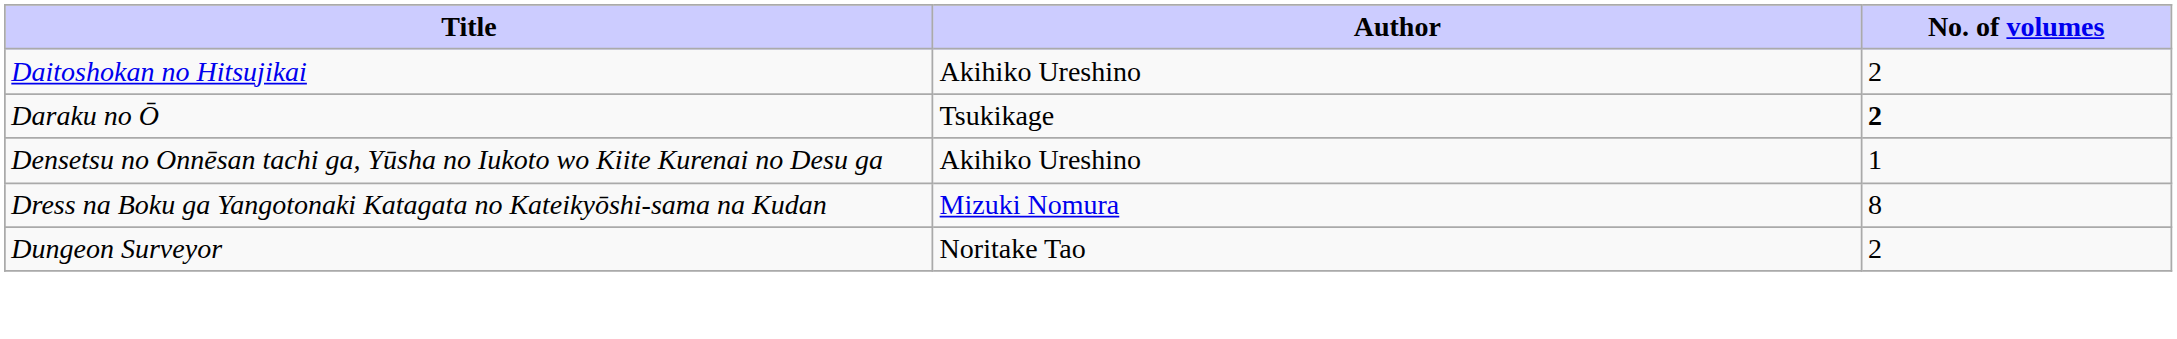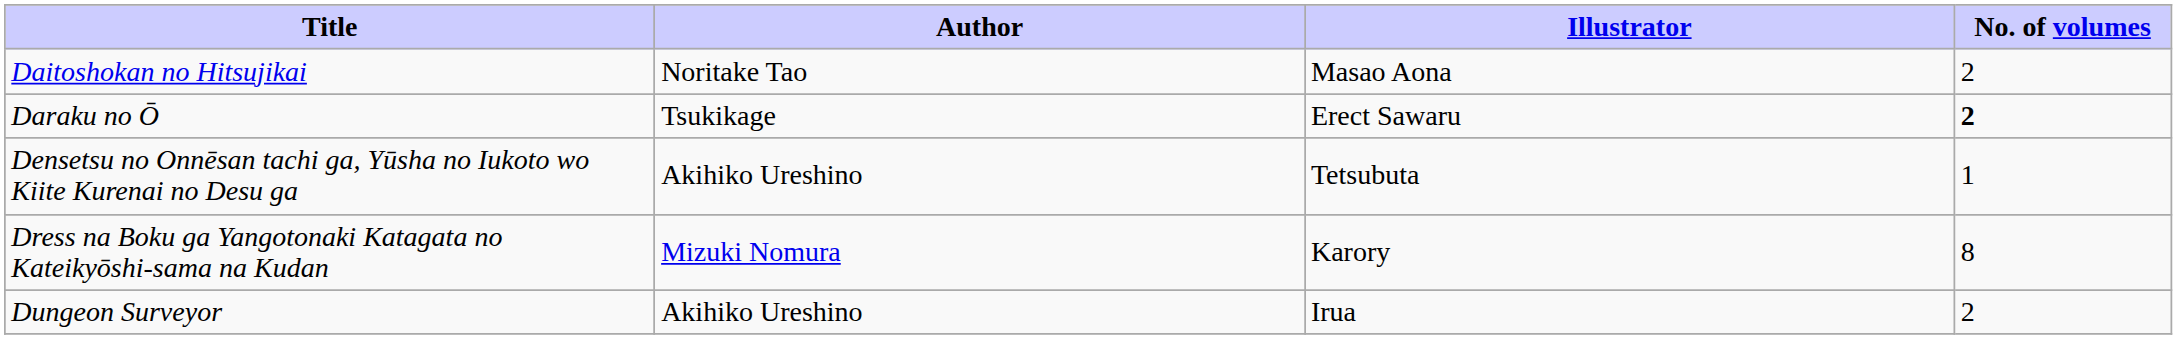+ column: (1629, 26)
(1040, 71) Akihiko Ureshino -> (734, 71) Noritake Tao
(1013, 248) Noritake Tao -> (762, 311) Akihiko Ureshino
